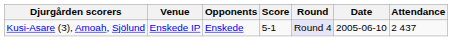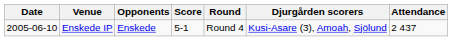columns swapped: (361, 12) <-> (76, 12)
(313, 28) lavender background -> (225, 28) no background
